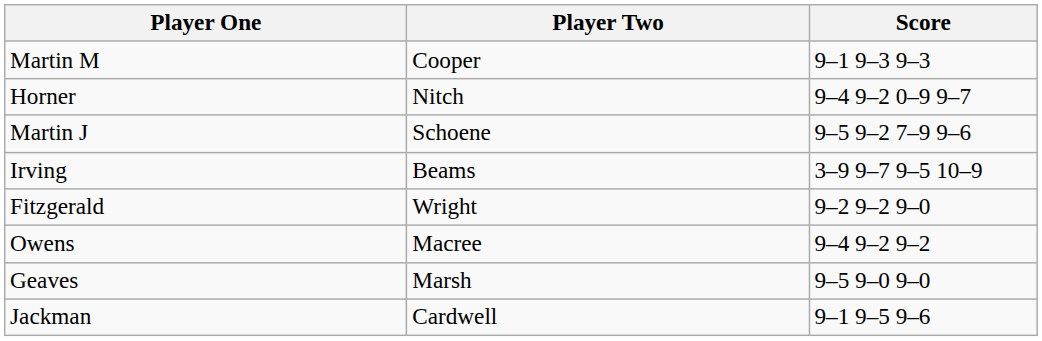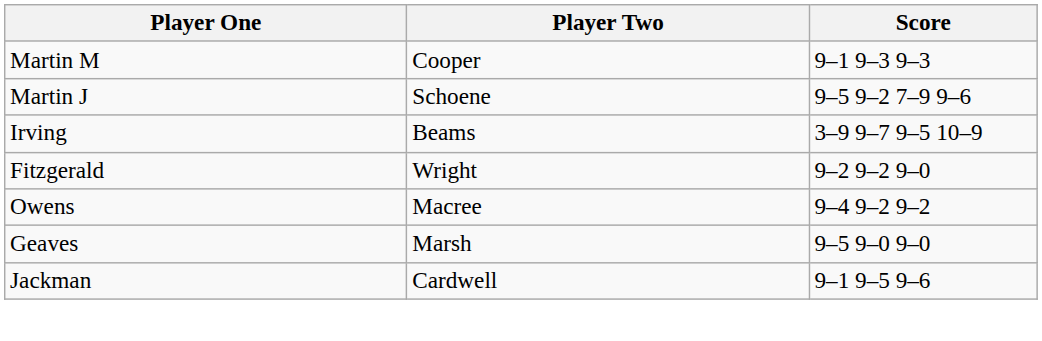- row: (43, 96)
